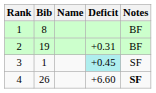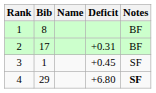(44, 46) 19 -> (44, 46) 17
(103, 63) paleturquoise background -> (103, 63) no background
(44, 79) 26 -> (44, 79) 29
(103, 79) +6.60 -> (103, 79) +6.80
